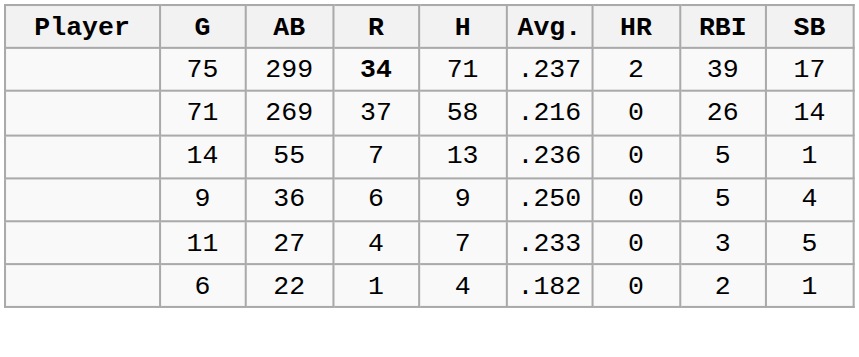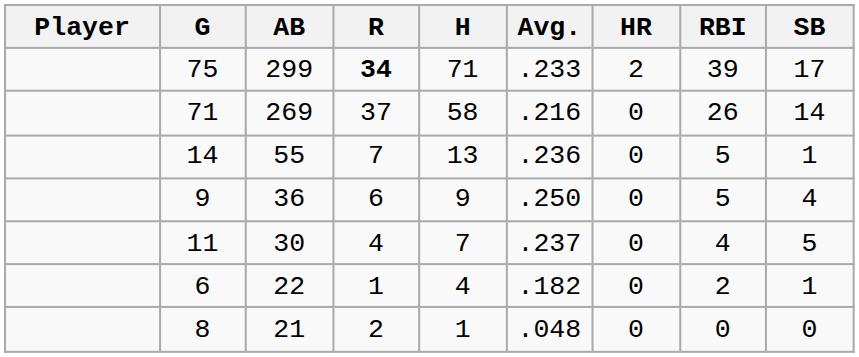(549, 70) .237 -> (549, 70) .233
(289, 243) 27 -> (289, 243) 30
(549, 243) .233 -> (549, 243) .237
(723, 243) 3 -> (723, 243) 4
+ row: (203, 329)
